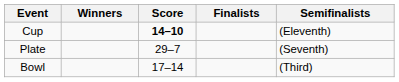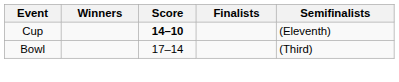- row: (33, 49)
